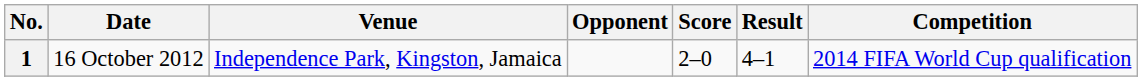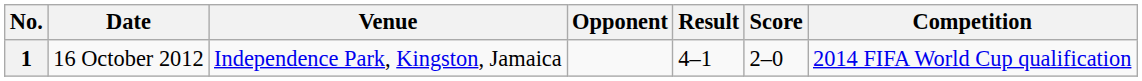columns swapped: (705, 22) <-> (772, 22)
